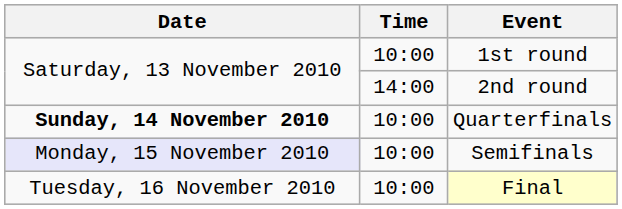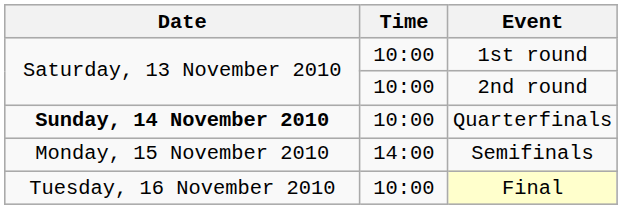(404, 88) 14:00 -> (404, 88) 10:00
(182, 154) lavender background -> (182, 154) no background
(404, 154) 10:00 -> (404, 154) 14:00
